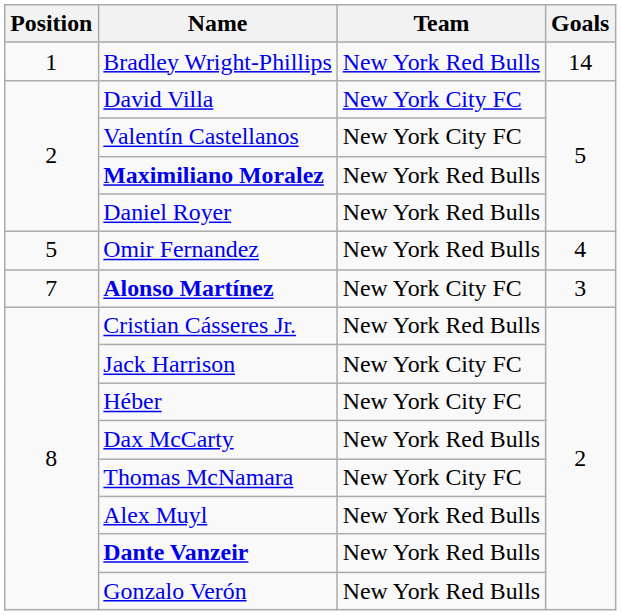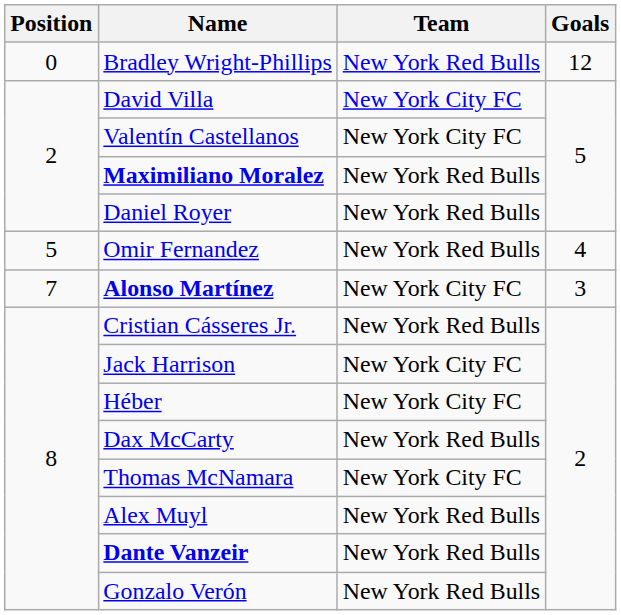(51, 61) 1 -> (51, 61) 0
(580, 61) 14 -> (580, 61) 12
